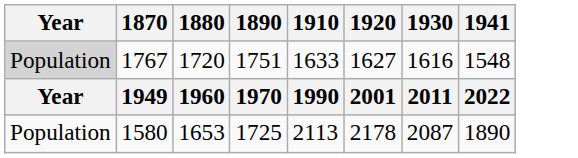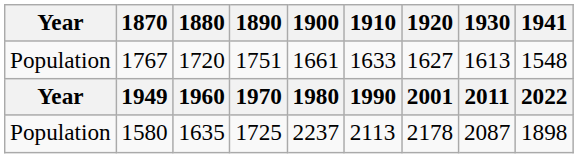+ column: (316, 22)
(60, 59) lightgrey background -> (60, 59) no background
(430, 59) 1616 -> (487, 59) 1613
(202, 133) 1653 -> (202, 133) 1635
(487, 133) 1890 -> (544, 133) 1898
